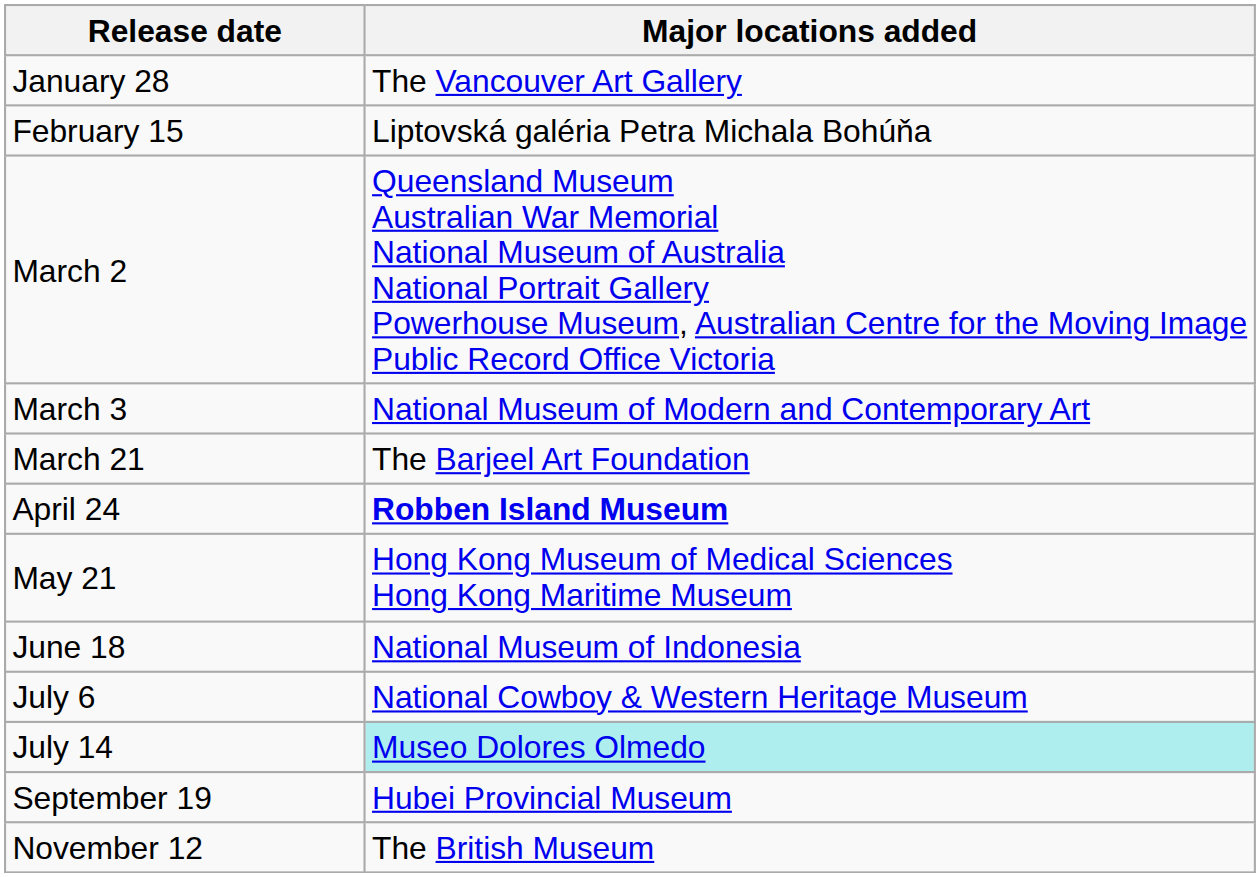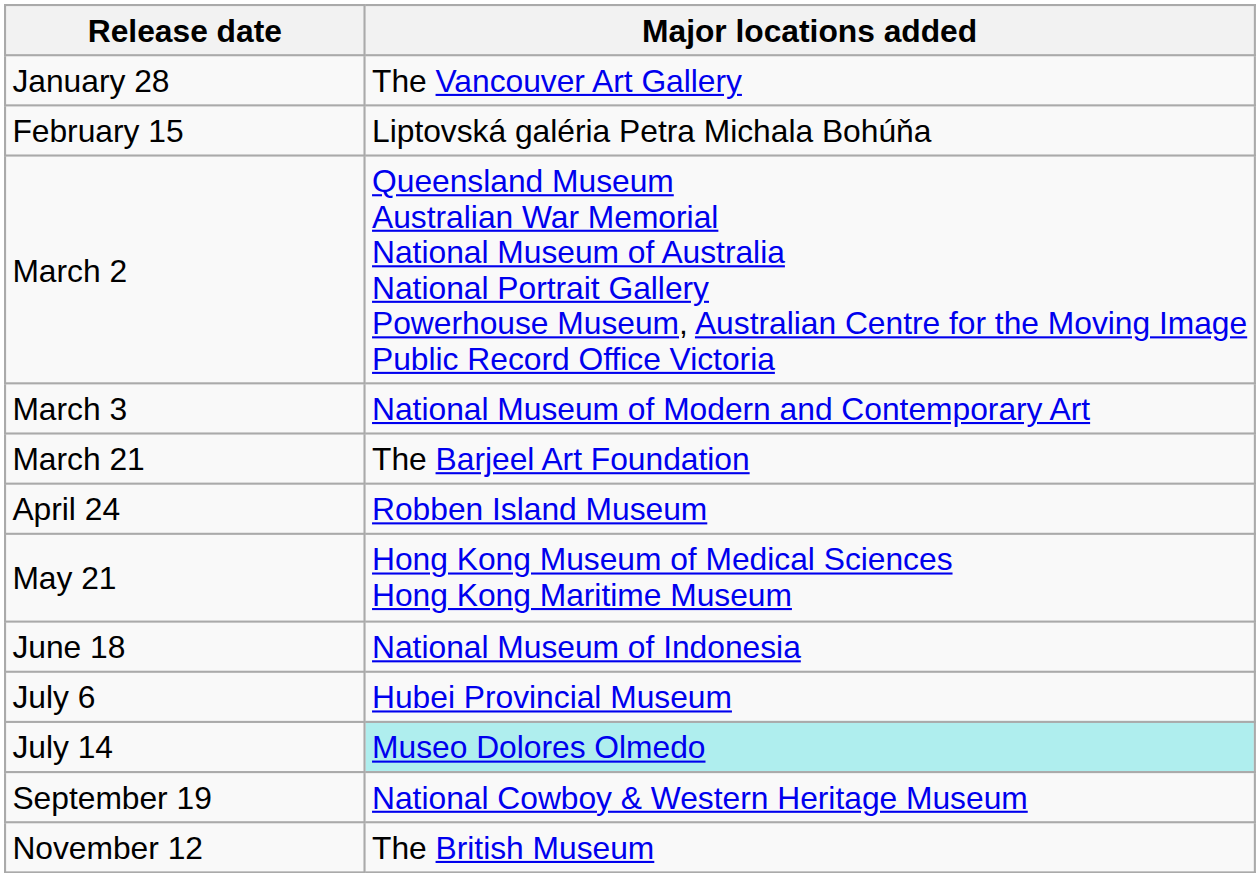(550, 510) bold -> (540, 510) normal
(700, 696) National Cowboy & Western Heritage Museum -> (552, 696) Hubei Provincial Museum
(552, 797) Hubei Provincial Museum -> (700, 797) National Cowboy & Western Heritage Museum
